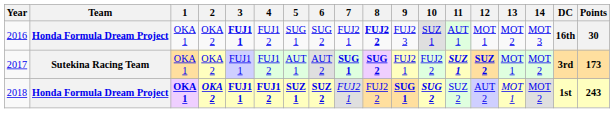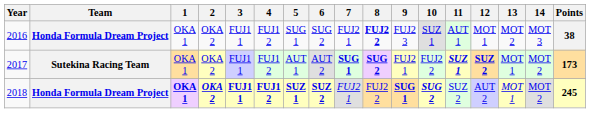- column: (565, 12)
(240, 35) bold -> (240, 35) normal
(593, 35) 30 -> (569, 35) 38
(593, 92) 243 -> (569, 92) 245
